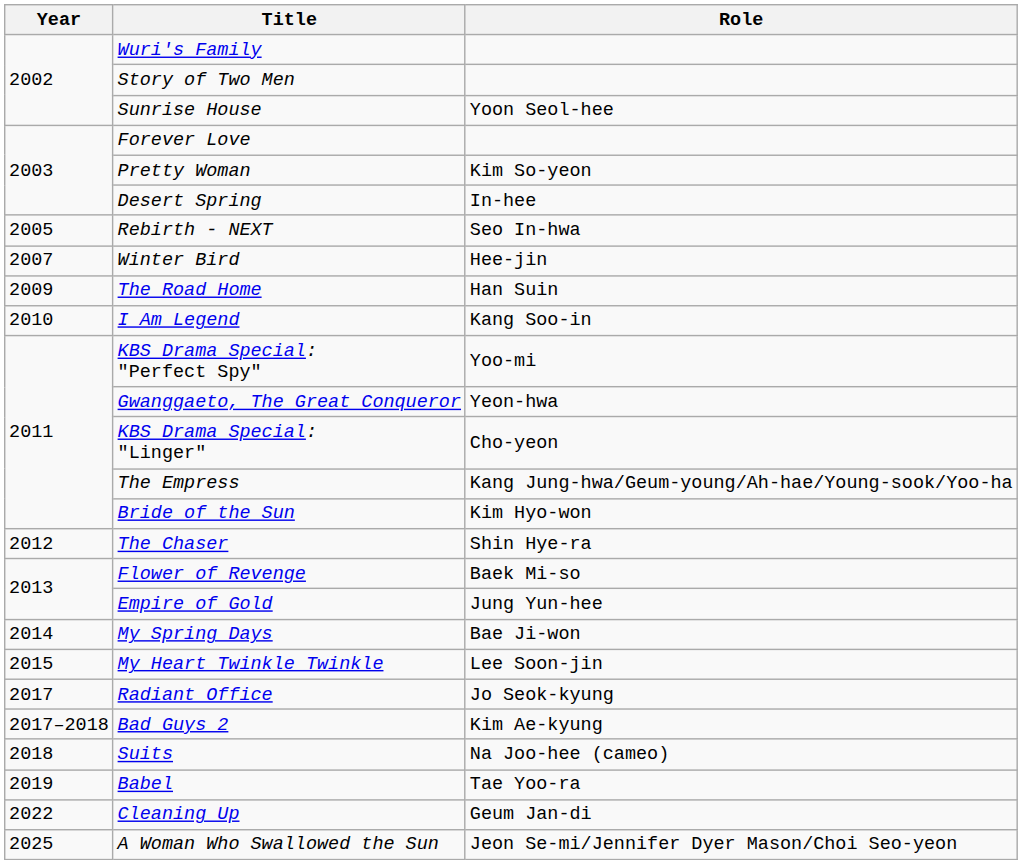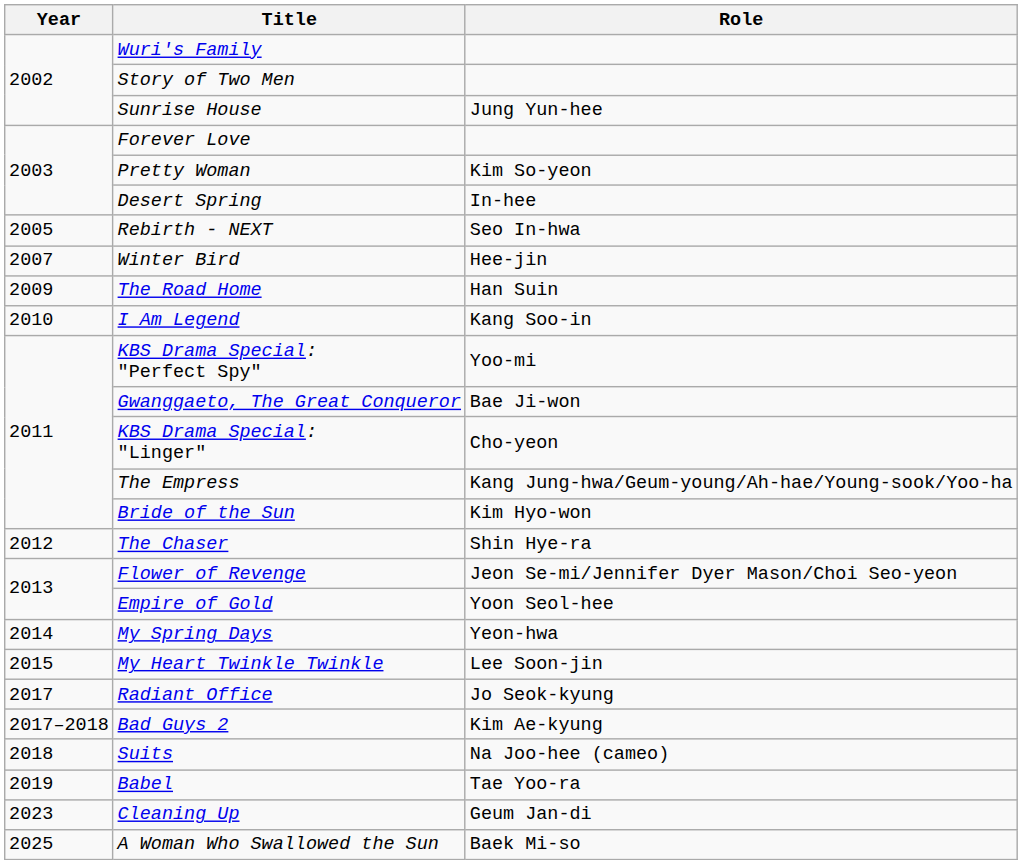(542, 110) Yoon Seol-hee -> (536, 110) Jung Yun-hee
(514, 402) Yeon-hwa -> (525, 402) Bae Ji-won
(525, 574) Baek Mi-so -> (714, 574) Jeon Se-mi/Jennifer Dyer Mason/Choi Seo-yeon
(536, 604) Jung Yun-hee -> (542, 604) Yoon Seol-hee
(525, 634) Bae Ji-won -> (514, 634) Yeon-hwa
(31, 815) 2022 -> (31, 815) 2023
(714, 845) Jeon Se-mi/Jennifer Dyer Mason/Choi Seo-yeon -> (525, 845) Baek Mi-so
